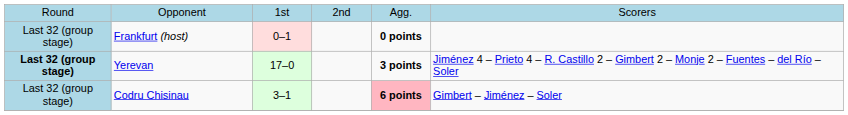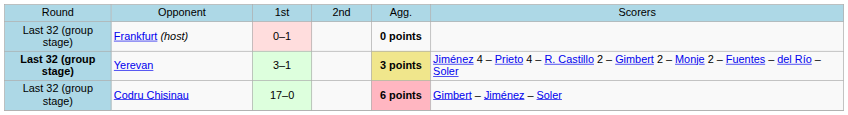(282, 65) 17–0 -> (282, 65) 3–1
(401, 65) no background -> (401, 65) khaki background
(282, 95) 3–1 -> (282, 95) 17–0
